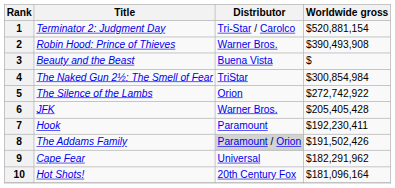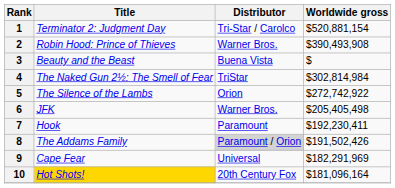(337, 77) $300,854,984 -> (337, 77) $302,814,984
(337, 110) $205,405,428 -> (337, 110) $205,405,498
(337, 158) $182,291,962 -> (337, 158) $182,291,969
(60, 175) no background -> (60, 175) gold background
